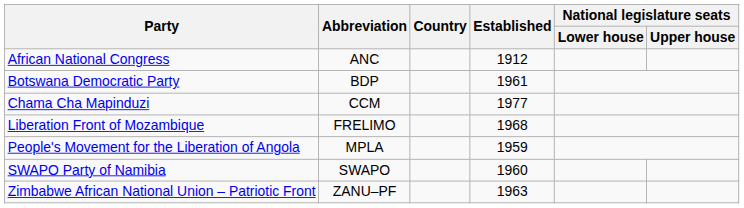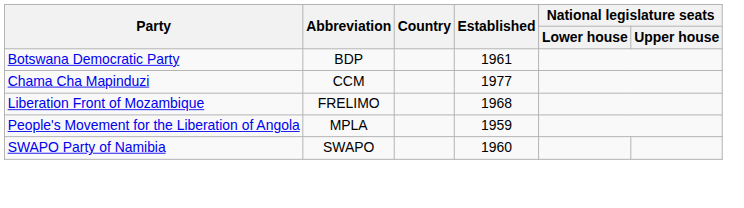- row: (88, 59)
- row: (162, 192)
